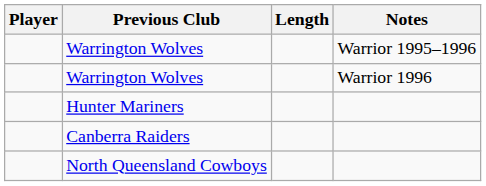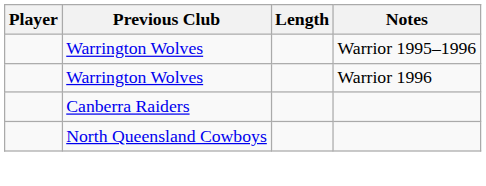- row: (125, 107)
